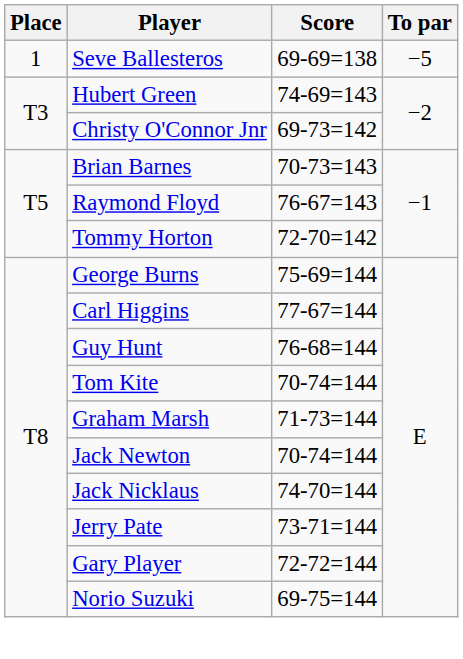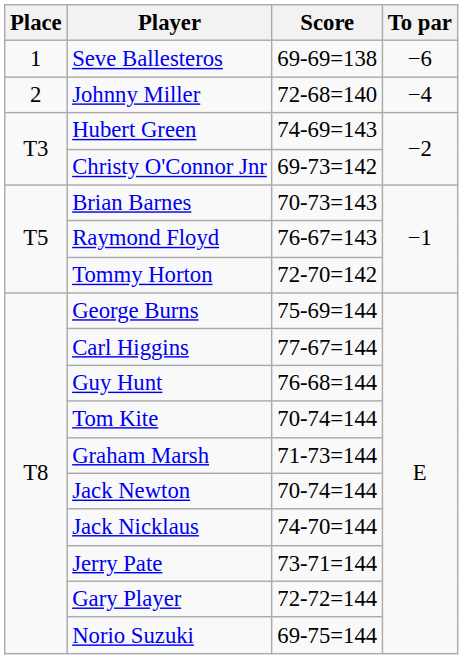(420, 58) −5 -> (420, 58) −6
+ row: (136, 94)
